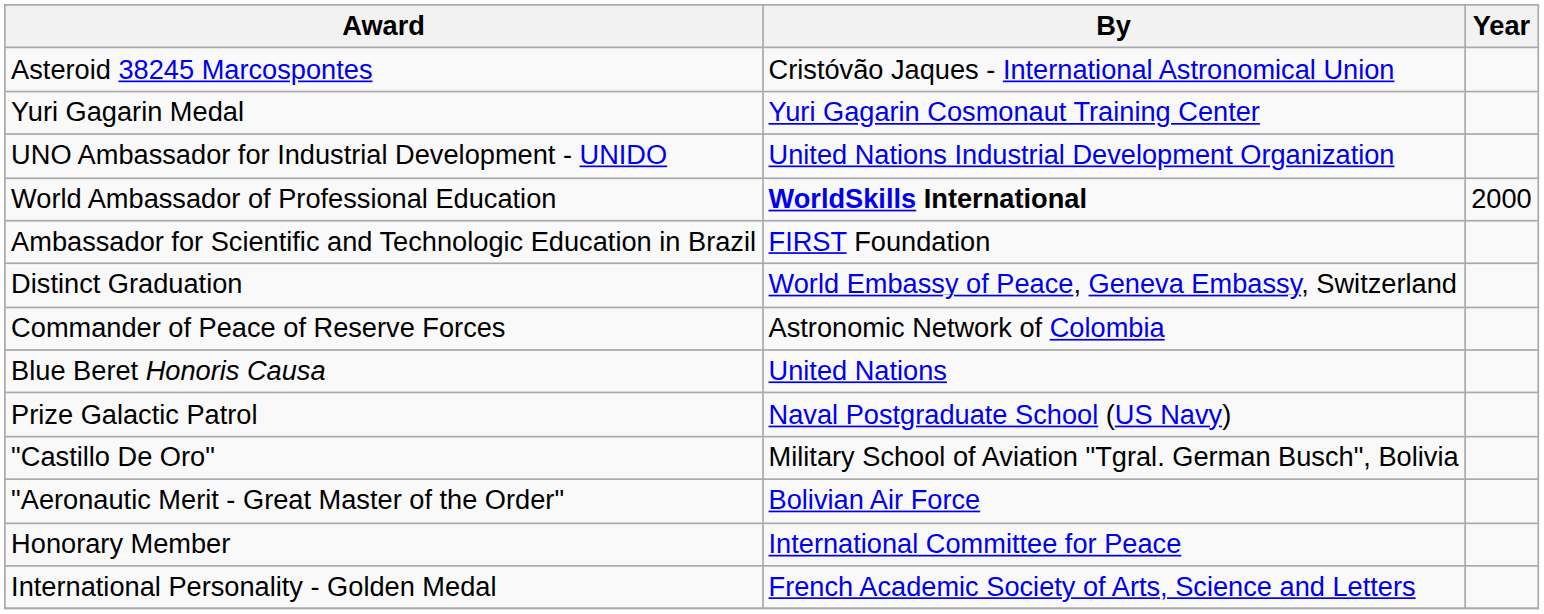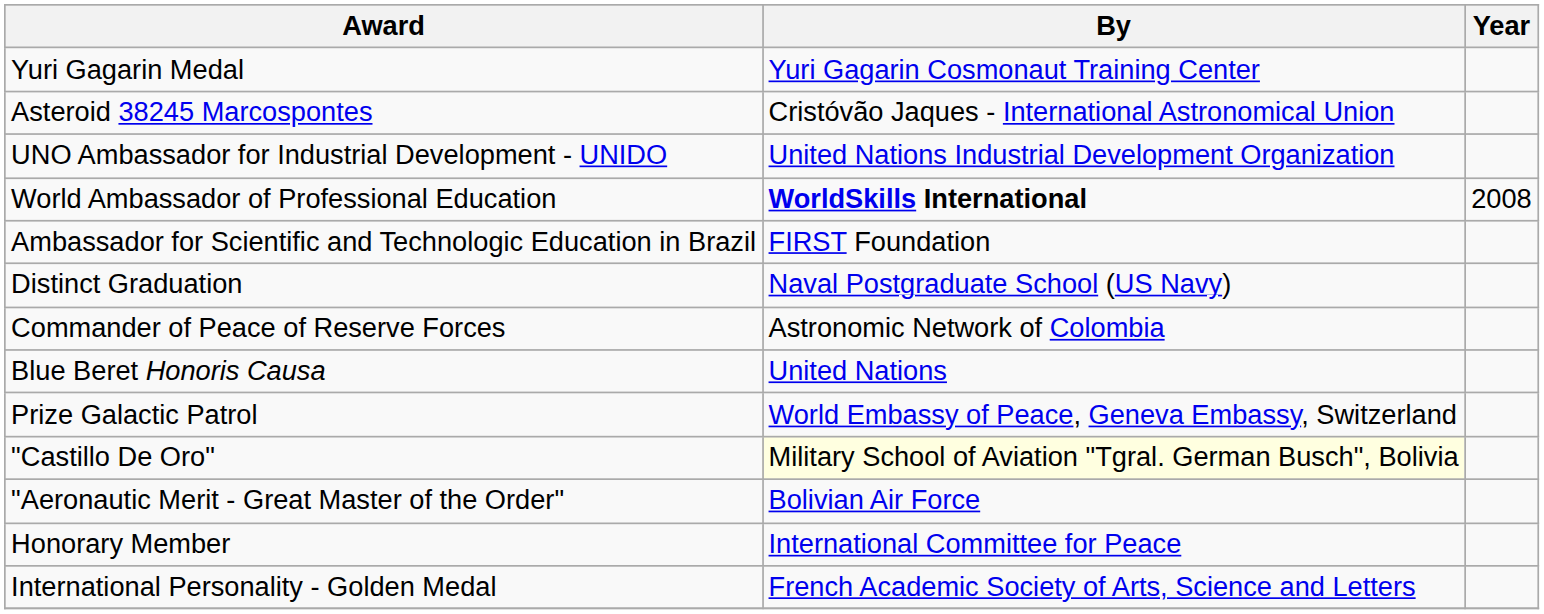rows swapped: (192, 69) <-> (128, 112)
(1501, 198) 2000 -> (1501, 198) 2008
(1113, 284) World Embassy of Peace, Geneva Embassy, Switzerland -> (1000, 284) Naval Postgraduate School (US Navy)
(1000, 414) Naval Postgraduate School (US Navy) -> (1113, 414) World Embassy of Peace, Geneva Embassy, Switzerland
(1114, 457) no background -> (1114, 457) lightyellow background
